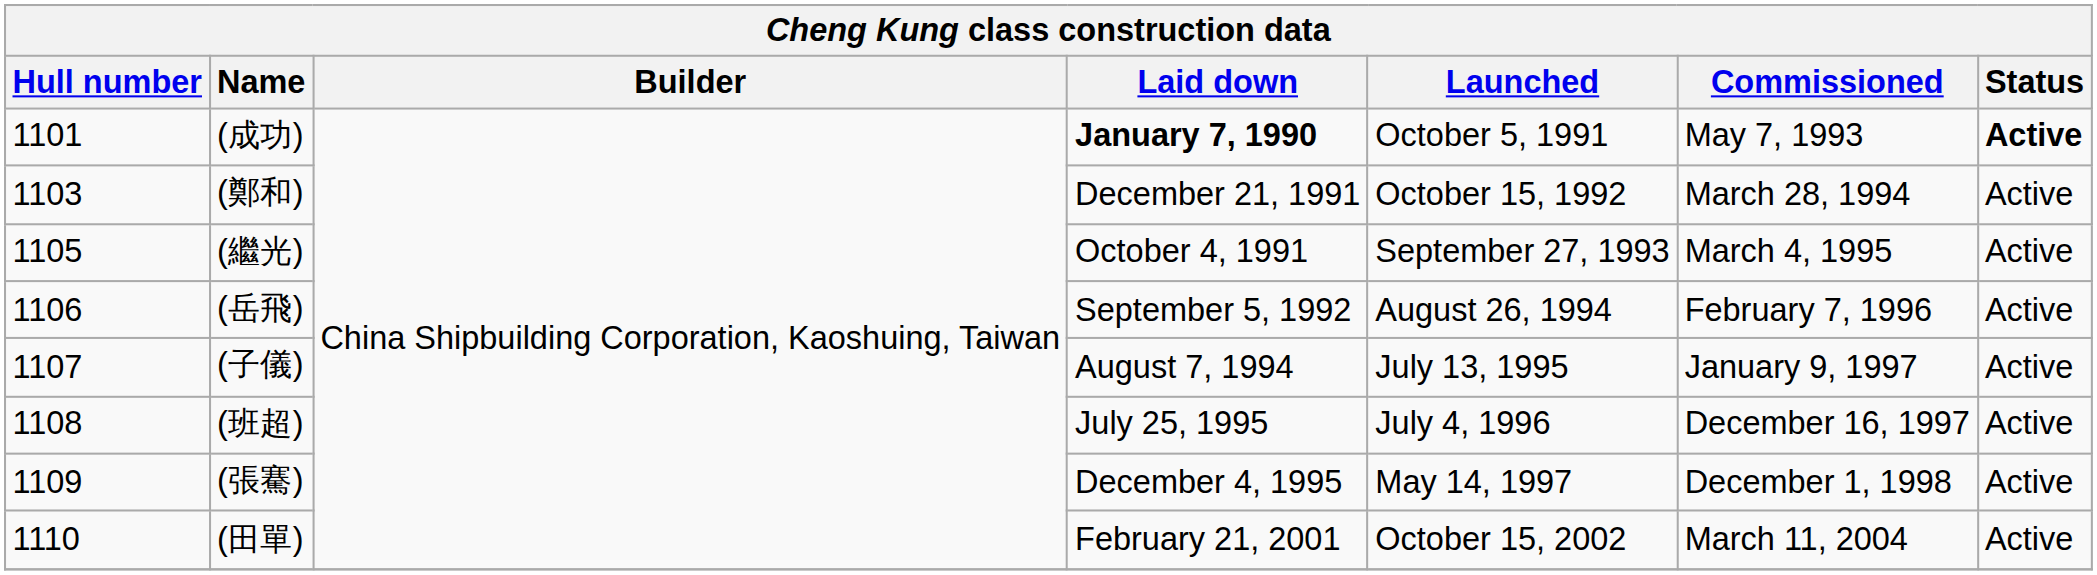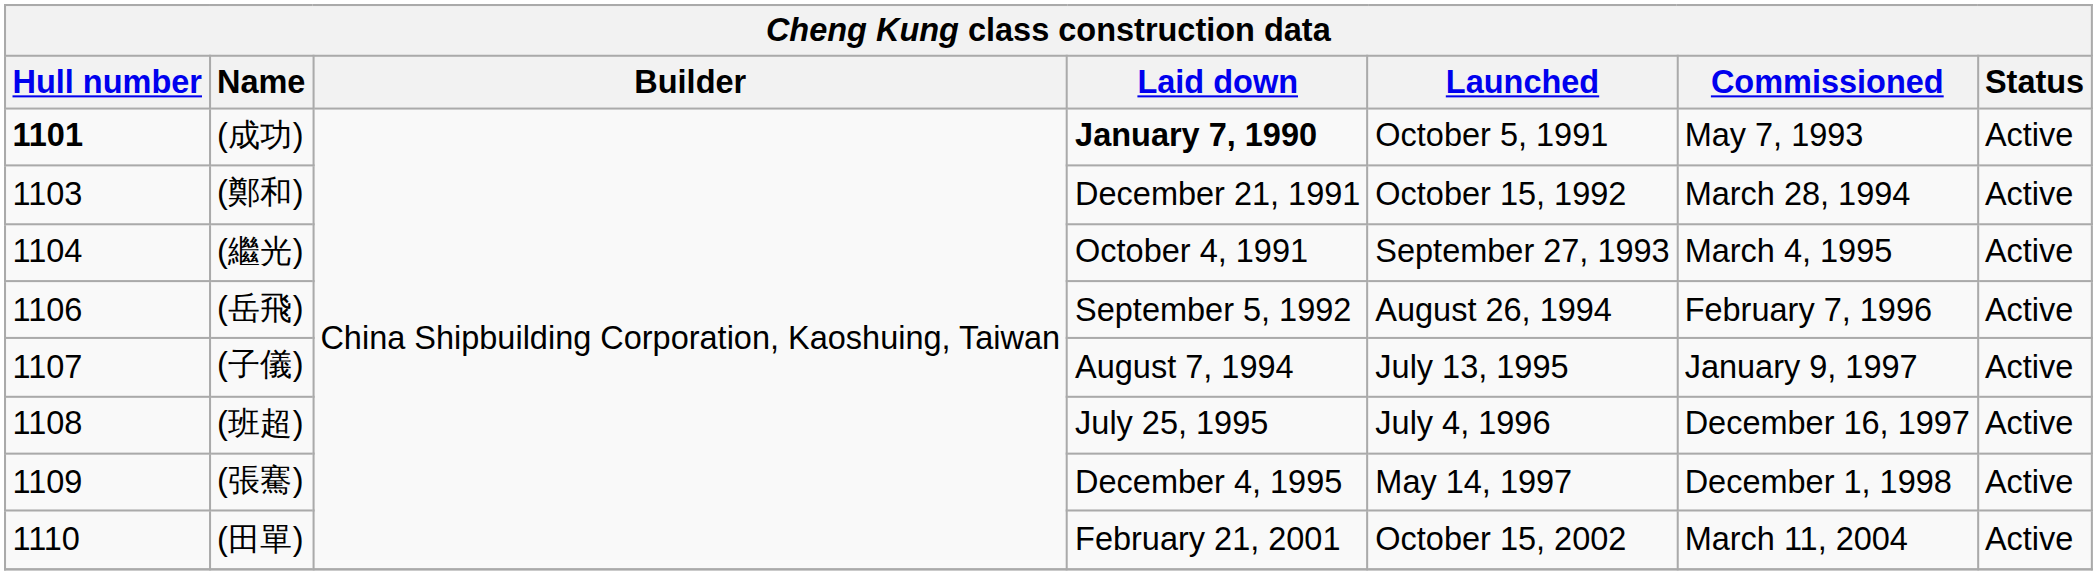(47, 136) normal -> (48, 136) bold
(2034, 136) bold -> (2029, 136) normal
(47, 251) 1105 -> (47, 251) 1104
